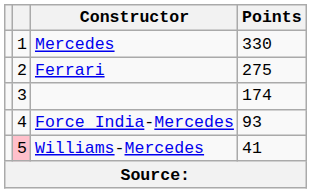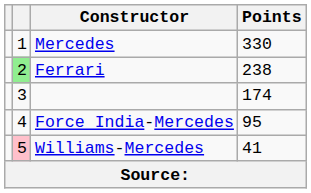(22, 70) no background -> (22, 70) lightgreen background
(257, 70) 275 -> (257, 70) 238
(252, 122) 93 -> (252, 122) 95
